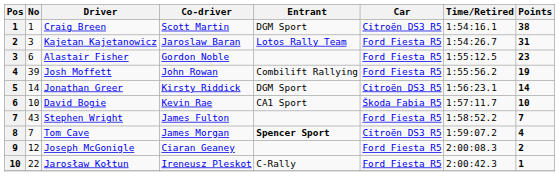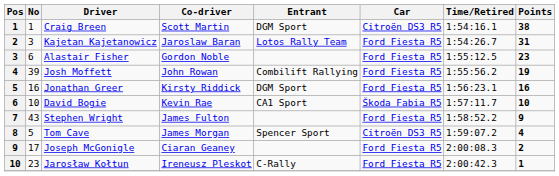(34, 88) 14 -> (34, 88) 16
(402, 88) Citroën DS3 R5 -> (402, 88) Ford Fiesta R5
(524, 88) 14 -> (524, 88) 16
(521, 118) 7 -> (521, 118) 9
(31, 134) 7 -> (31, 134) 5
(293, 134) bold -> (293, 134) normal
(34, 149) 12 -> (34, 149) 17
(34, 164) 22 -> (34, 164) 23
